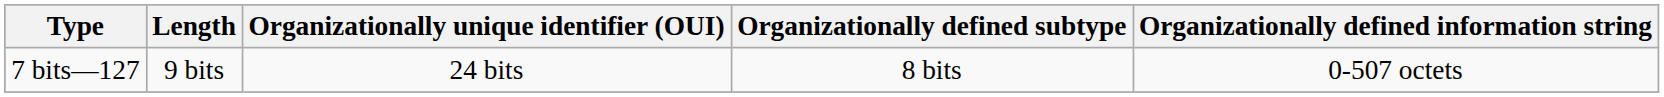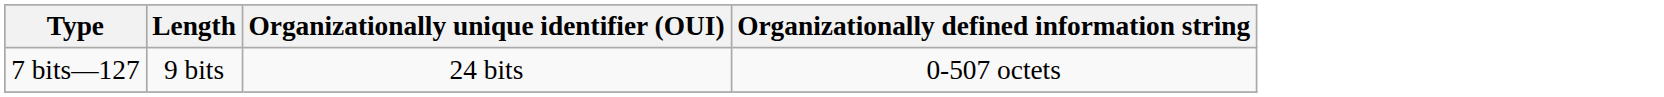- column: (932, 26)
